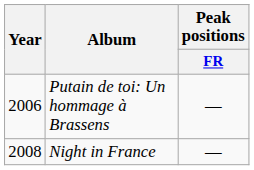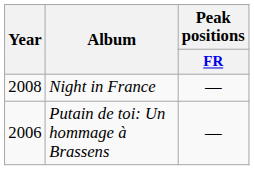rows swapped: (107, 106) <-> (102, 151)
